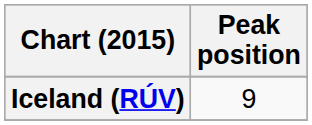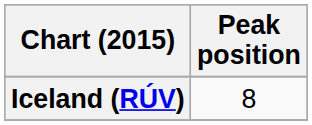(249, 98) 9 -> (249, 98) 8
